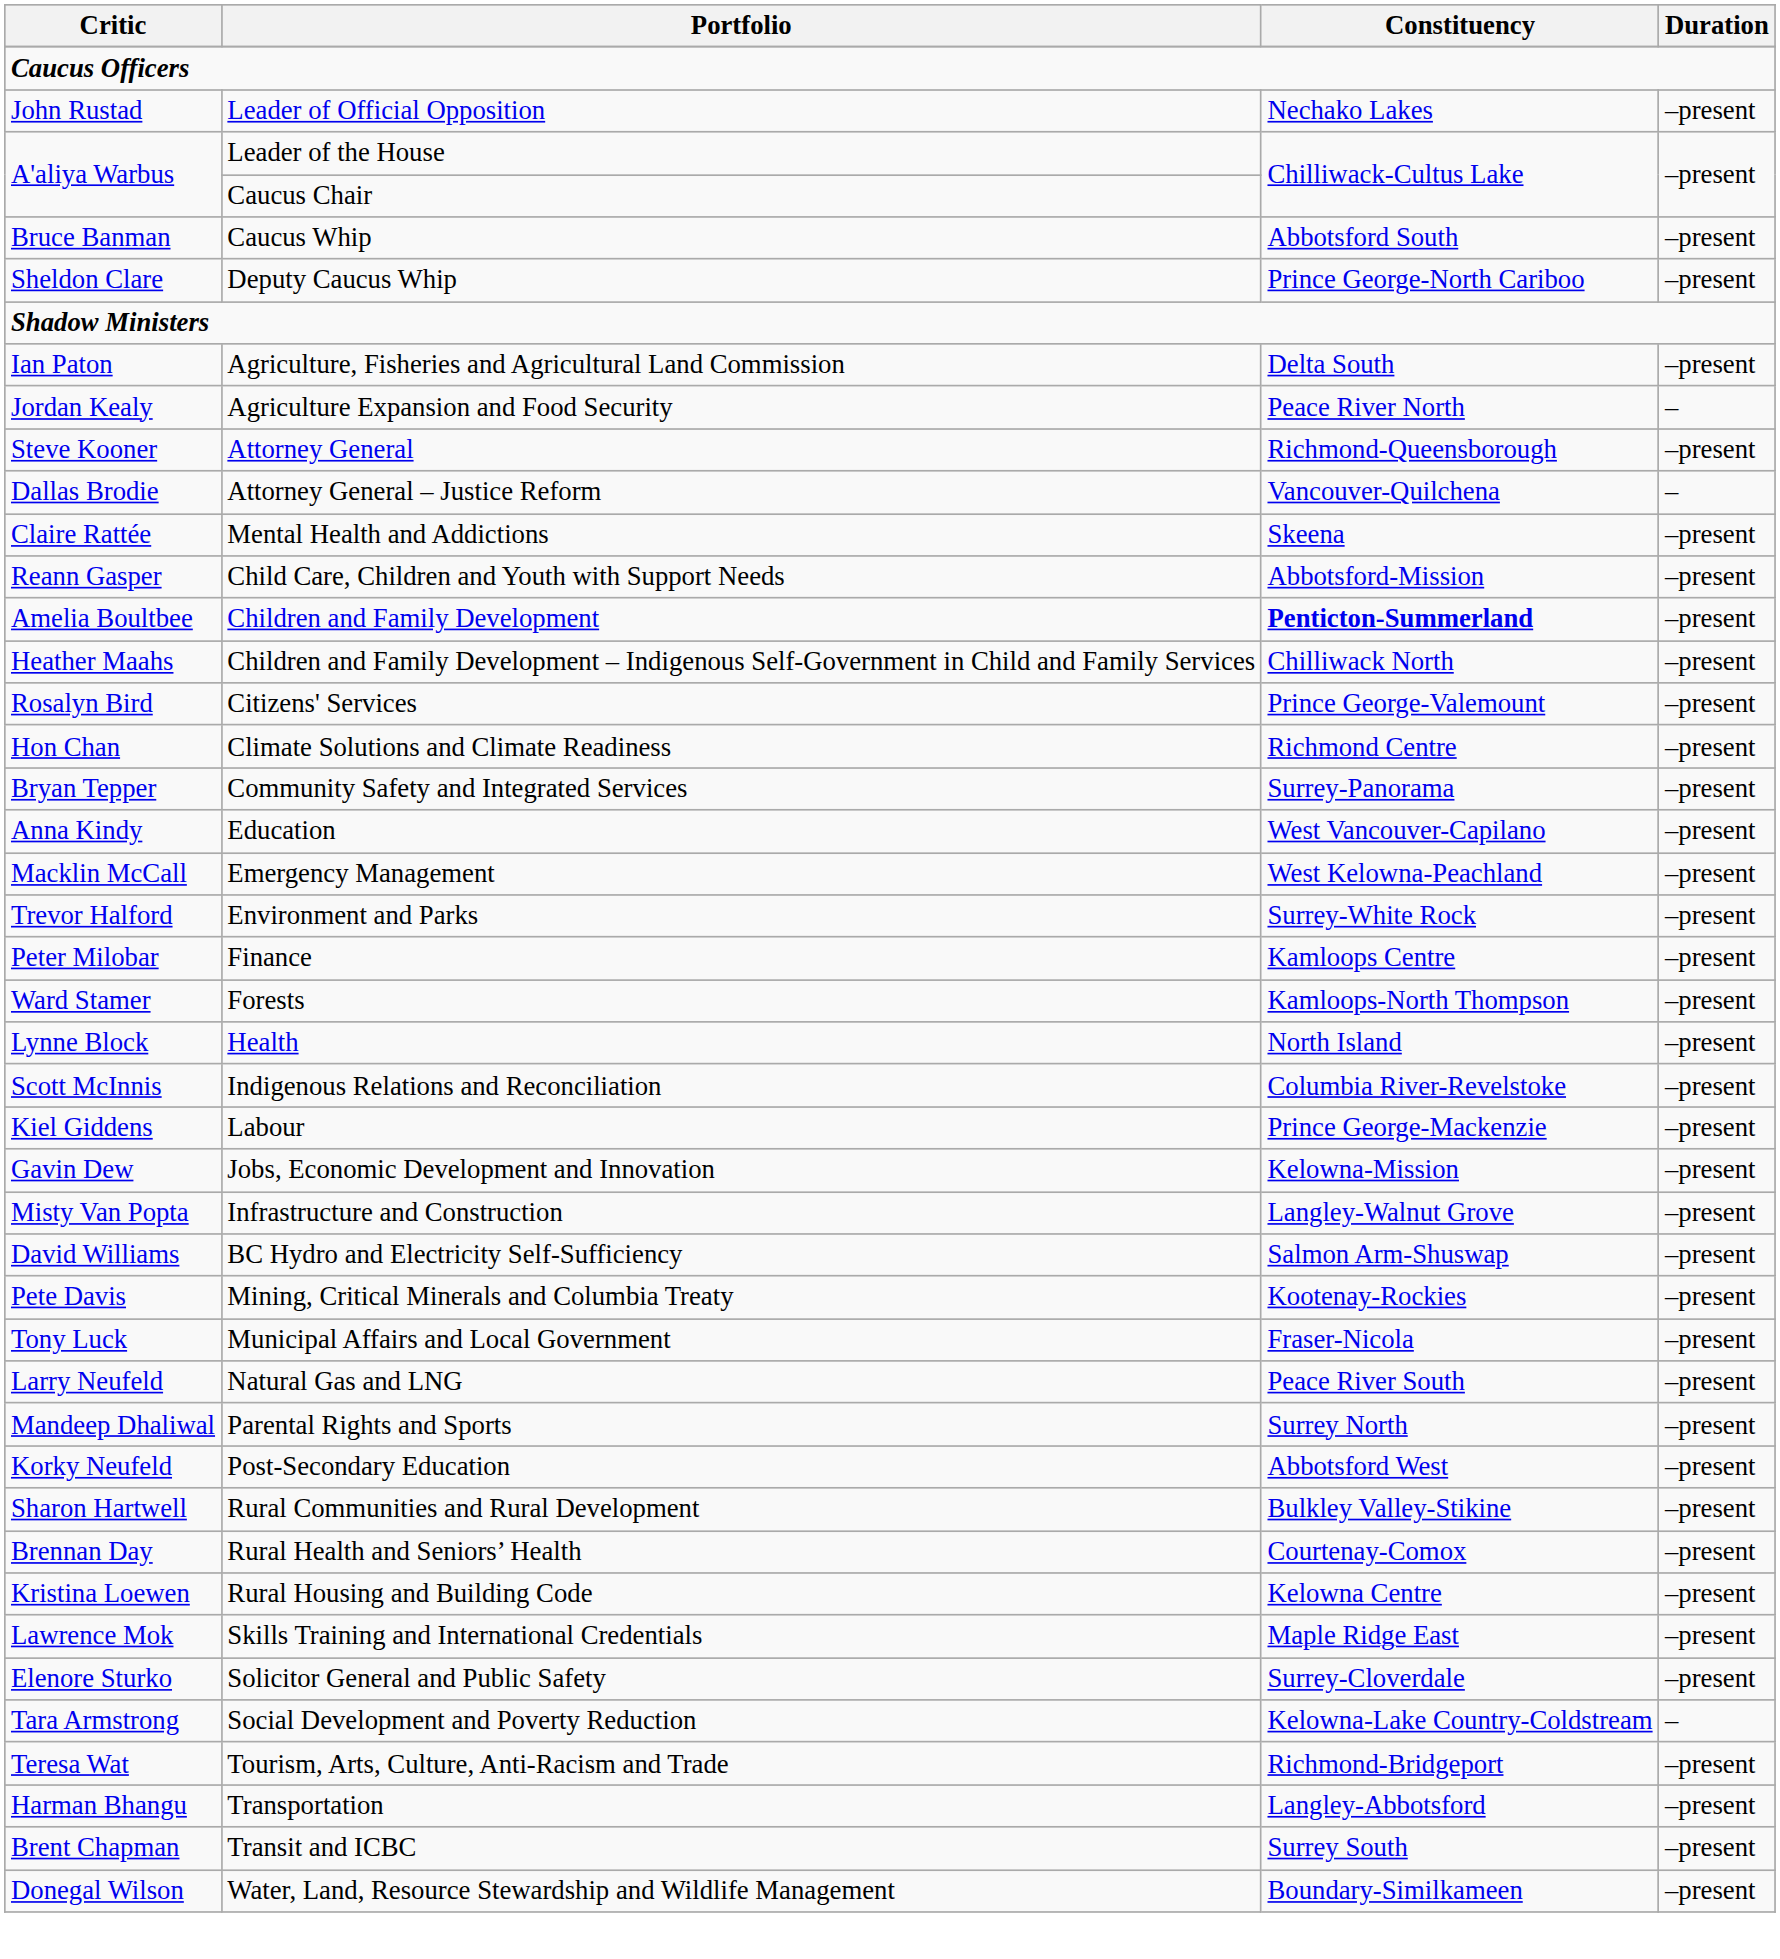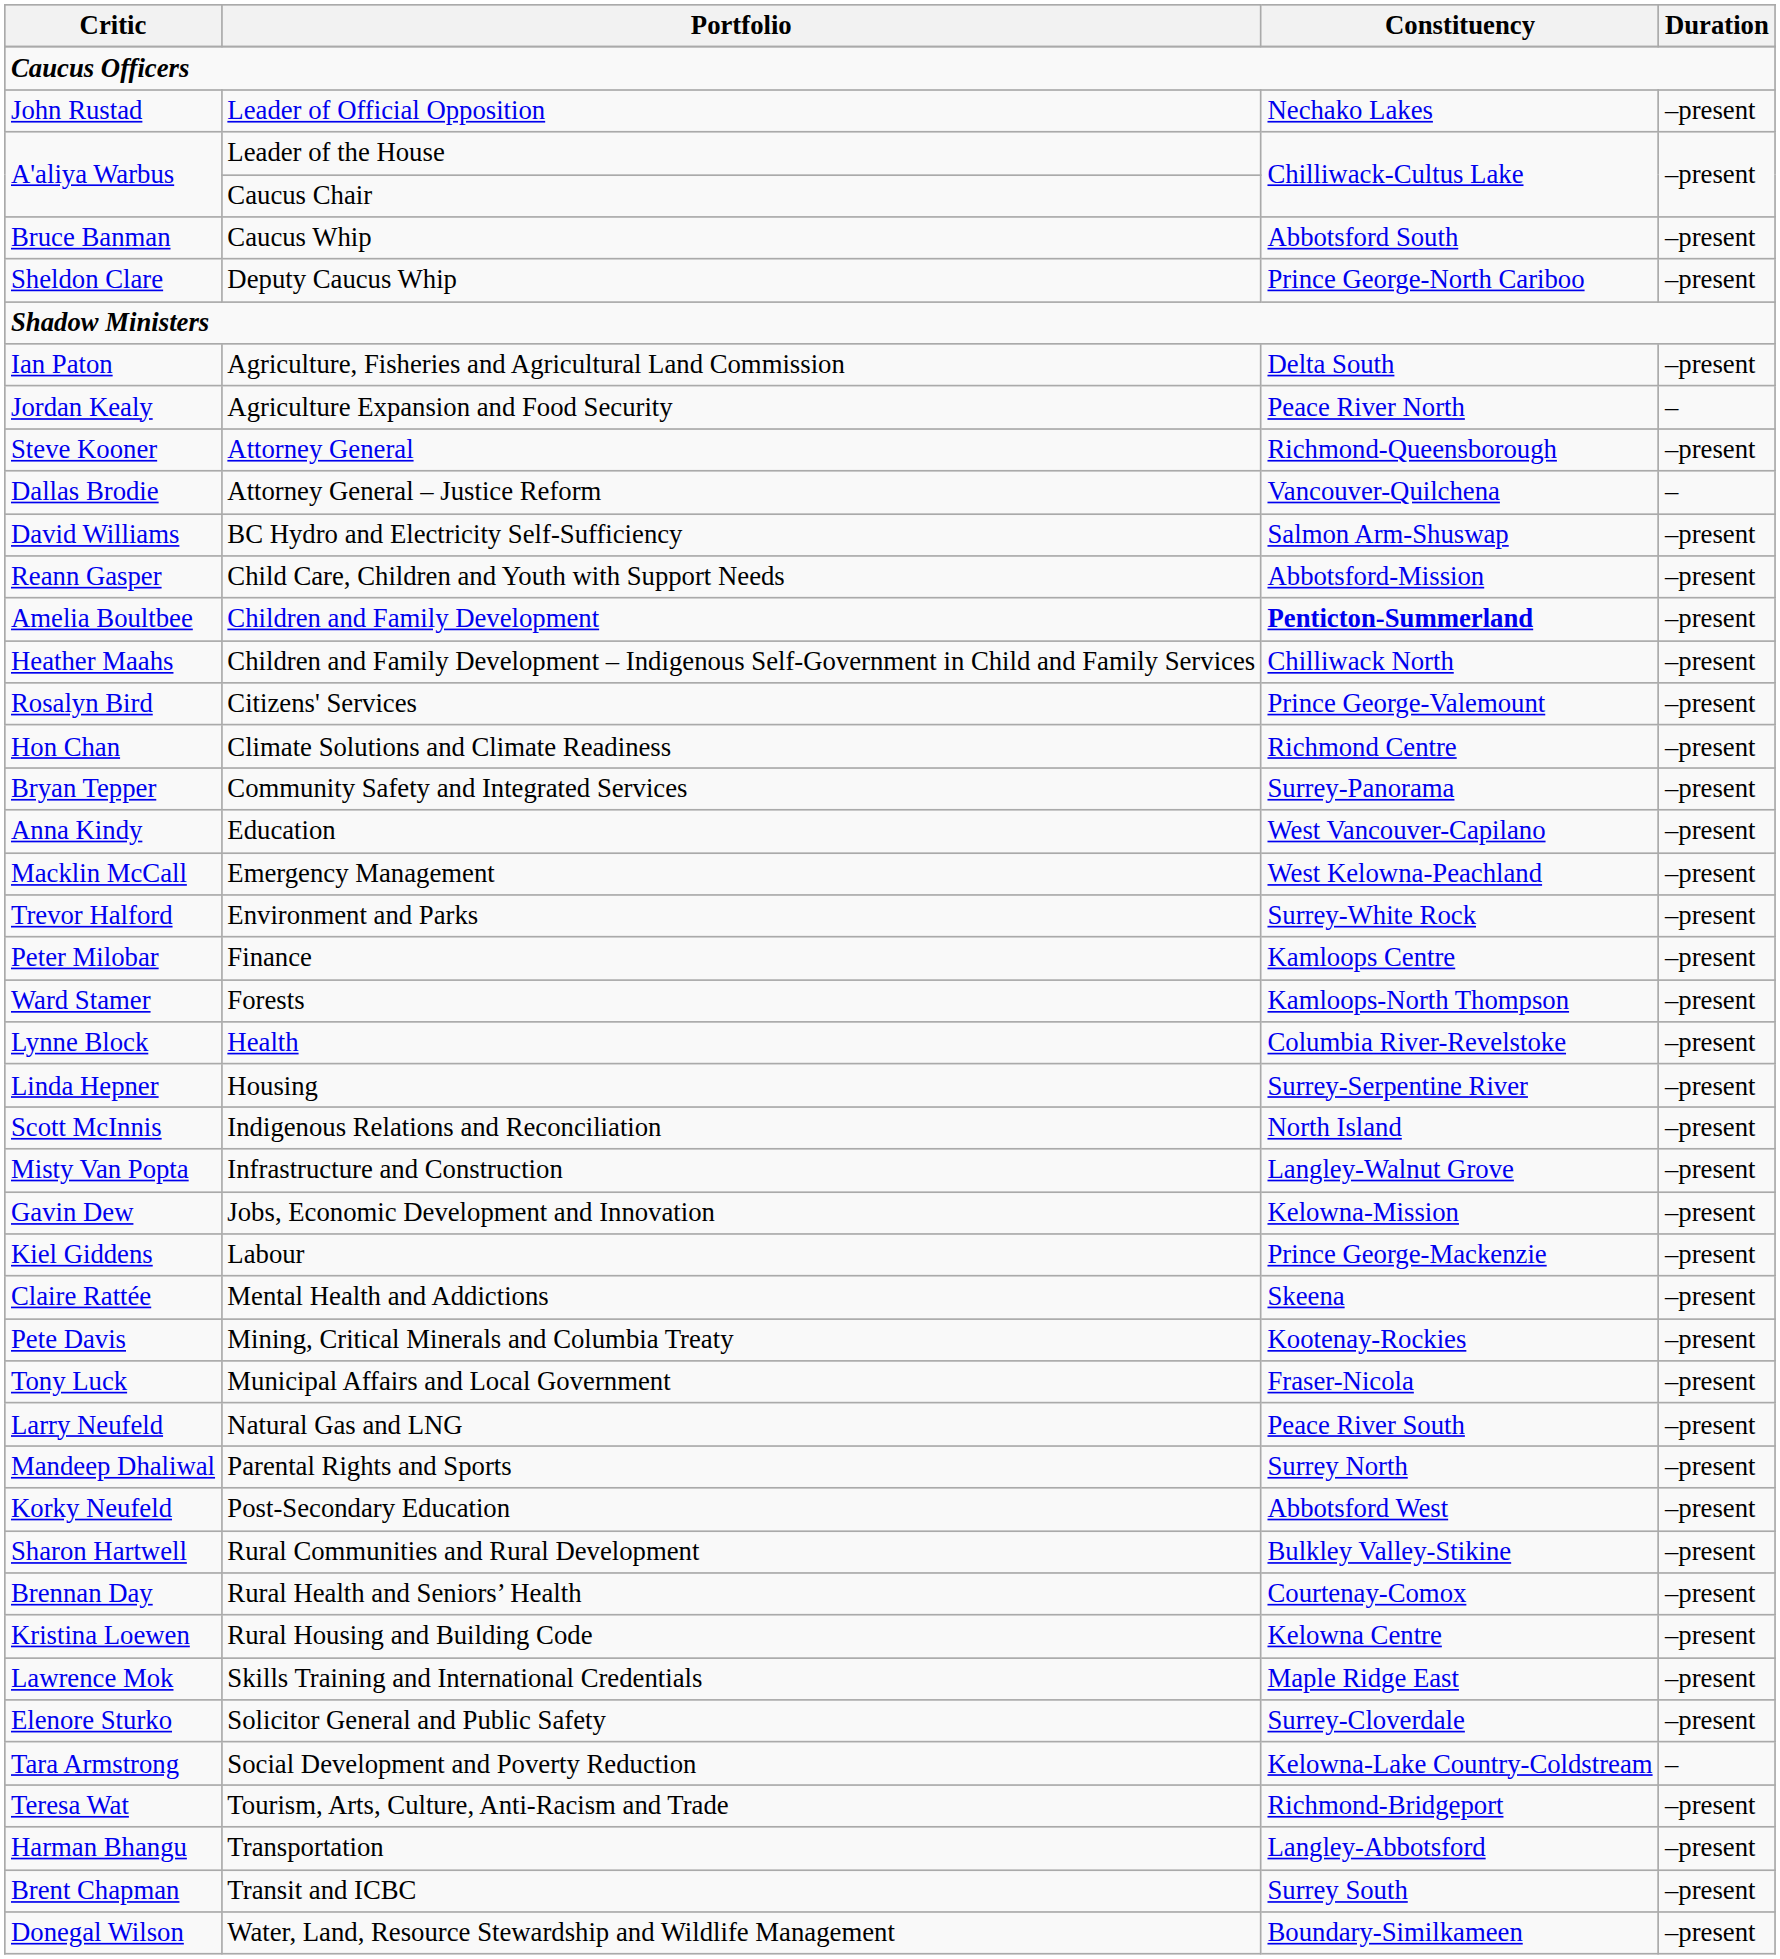rows swapped: (455, 1254) <-> (388, 534)
(1335, 1042) North Island -> (1417, 1042) Columbia River-Revelstoke
+ row: (273, 1085)
(1417, 1085) Columbia River-Revelstoke -> (1335, 1127) North Island
rows swapped: (395, 1212) <-> (266, 1127)
